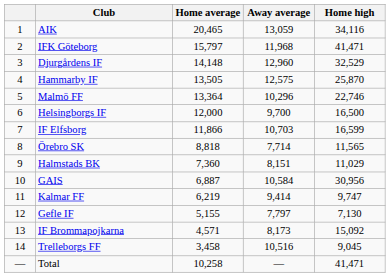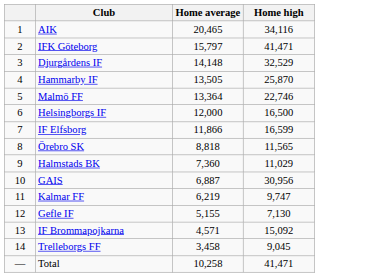- column: (279, 12)
